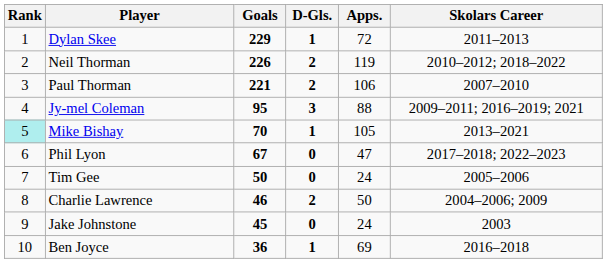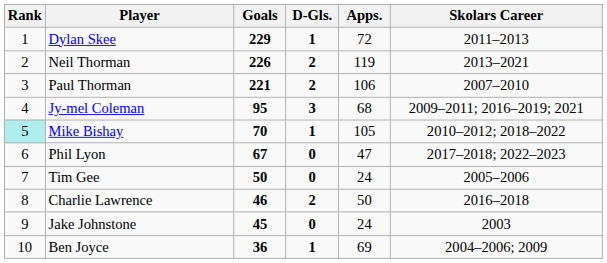(496, 62) 2010–2012; 2018–2022 -> (496, 62) 2013–2021
(364, 108) 88 -> (364, 108) 68
(496, 131) 2013–2021 -> (496, 131) 2010–2012; 2018–2022
(496, 200) 2004–2006; 2009 -> (496, 200) 2016–2018
(496, 246) 2016–2018 -> (496, 246) 2004–2006; 2009
